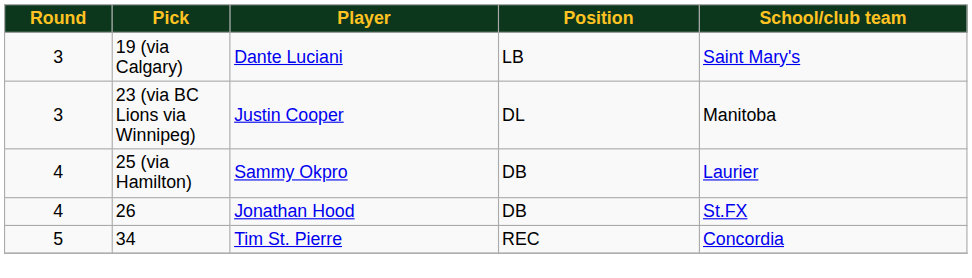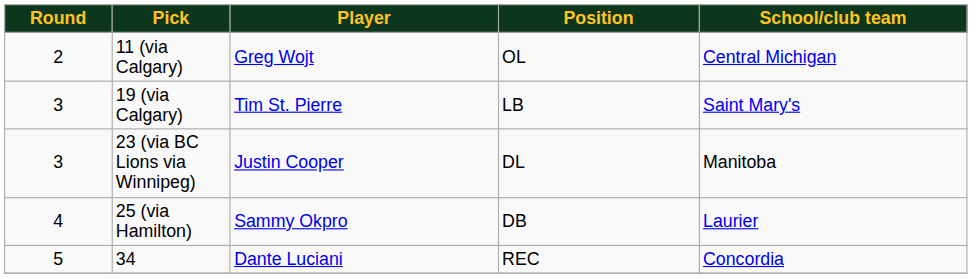+ row: (149, 56)
(288, 56) Dante Luciani -> (288, 104) Tim St. Pierre
- row: (126, 211)
(288, 239) Tim St. Pierre -> (288, 259) Dante Luciani
